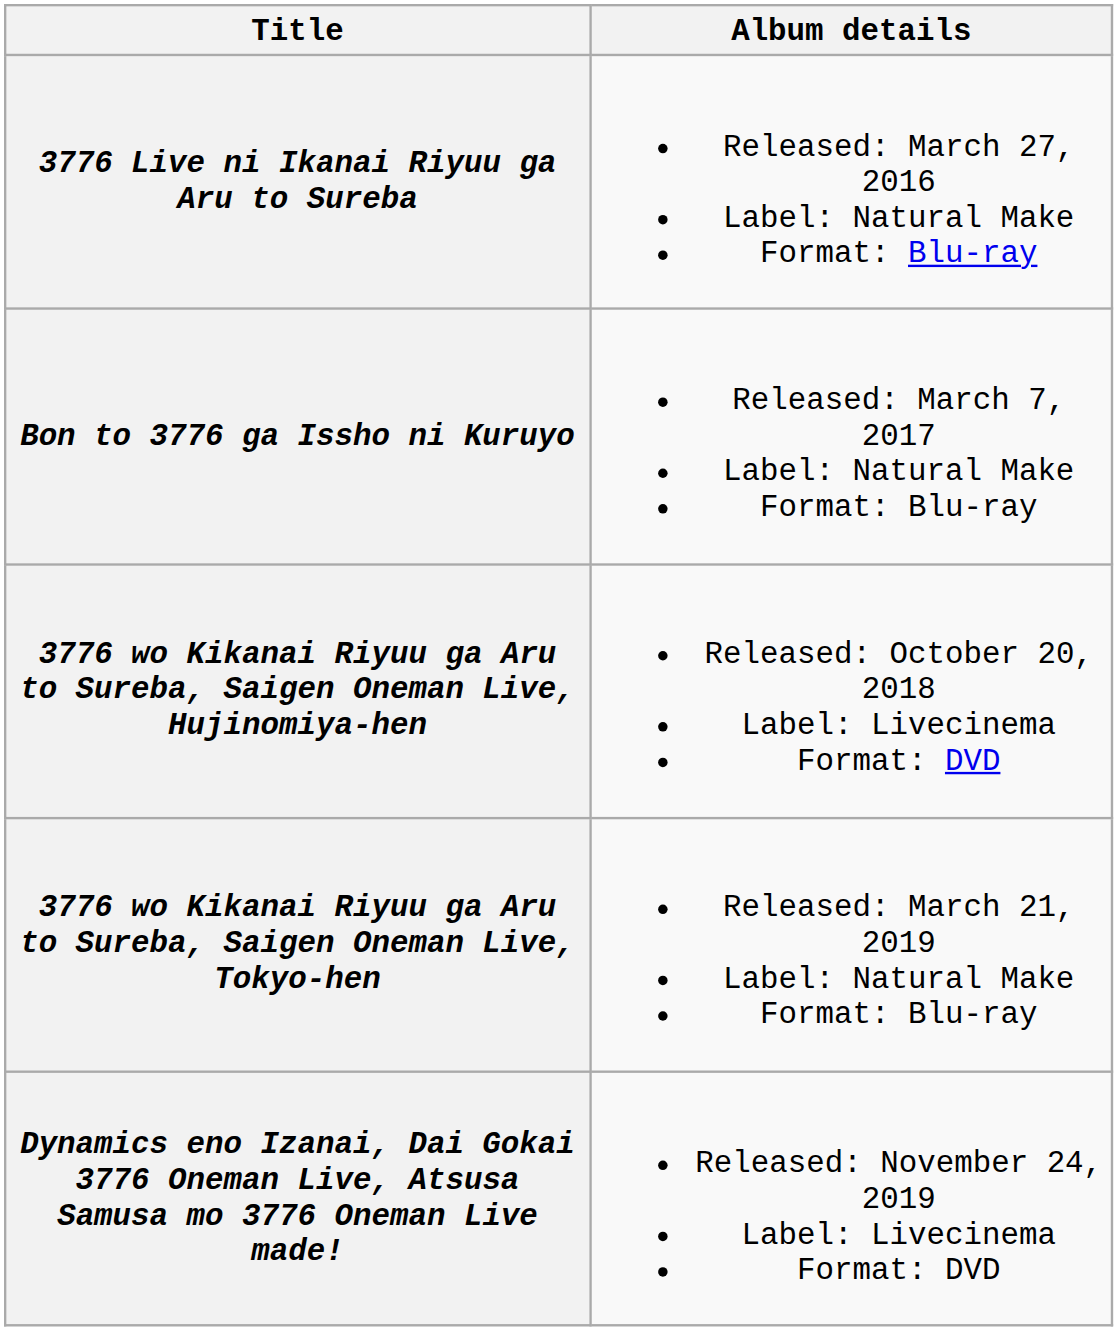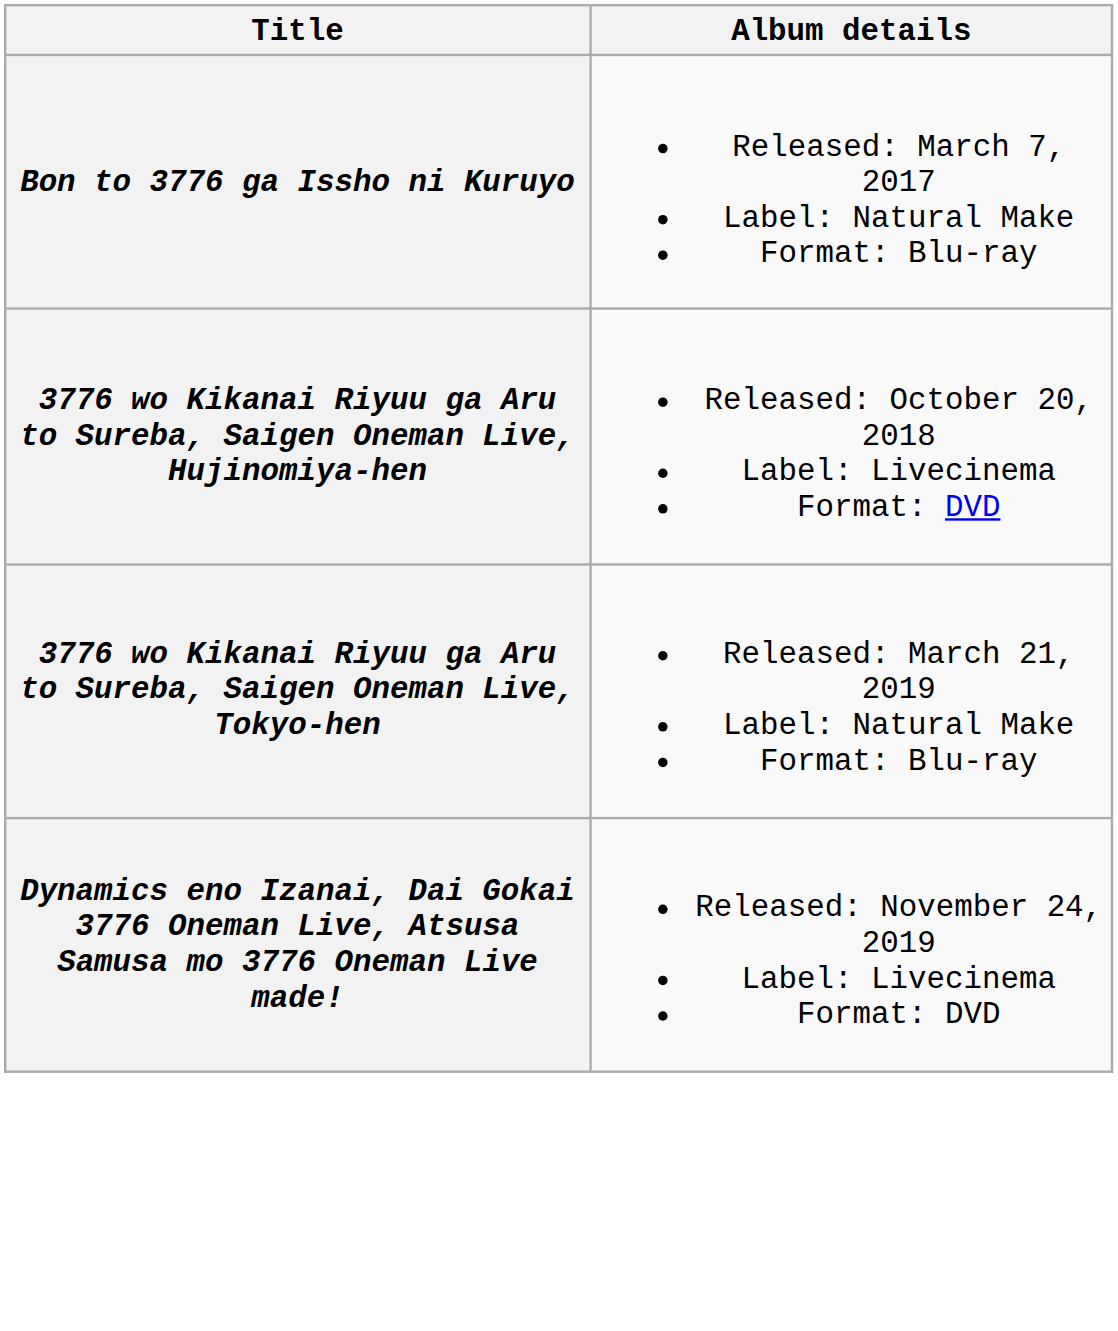- row: (298, 182)
